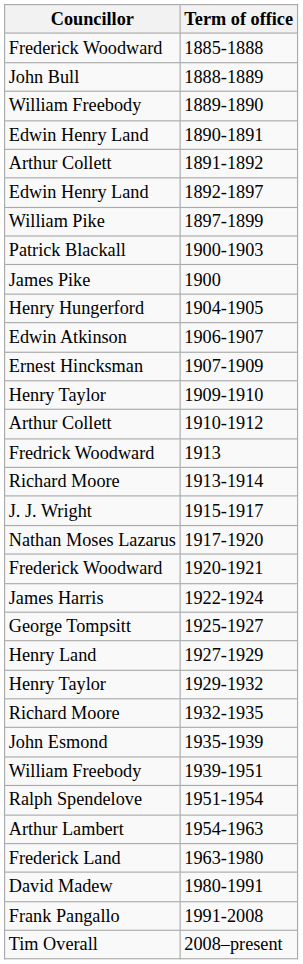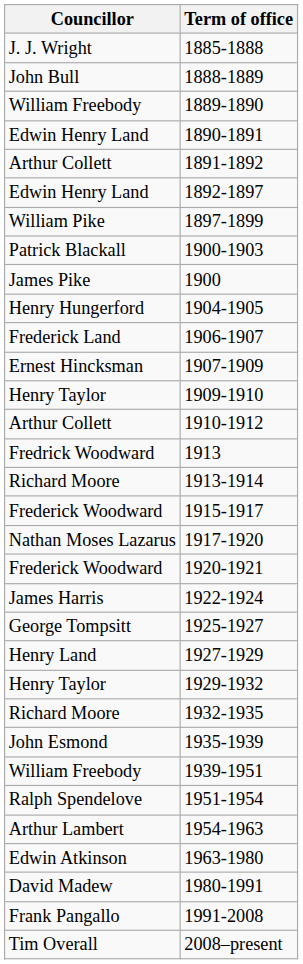(86, 47) Frederick Woodward -> (50, 47) J. J. Wright
(68, 337) Edwin Atkinson -> (65, 337) Frederick Land
(50, 510) J. J. Wright -> (86, 510) Frederick Woodward
(65, 857) Frederick Land -> (68, 857) Edwin Atkinson
